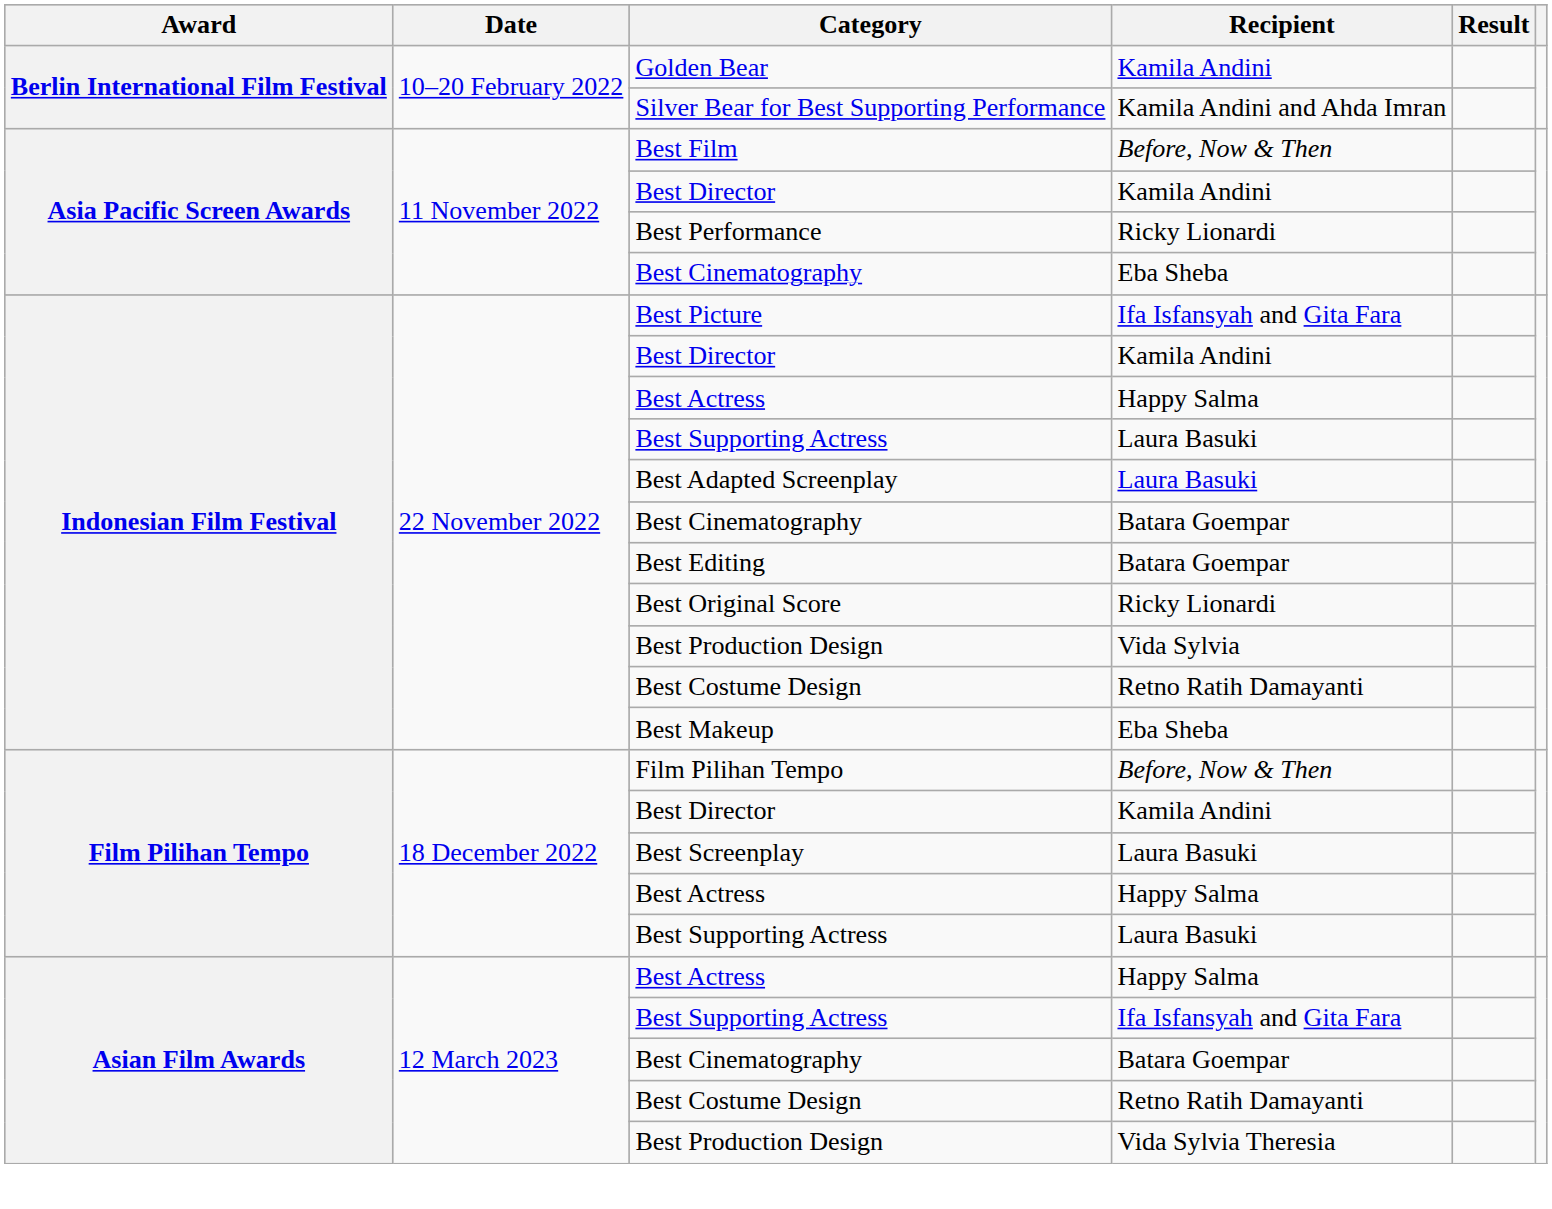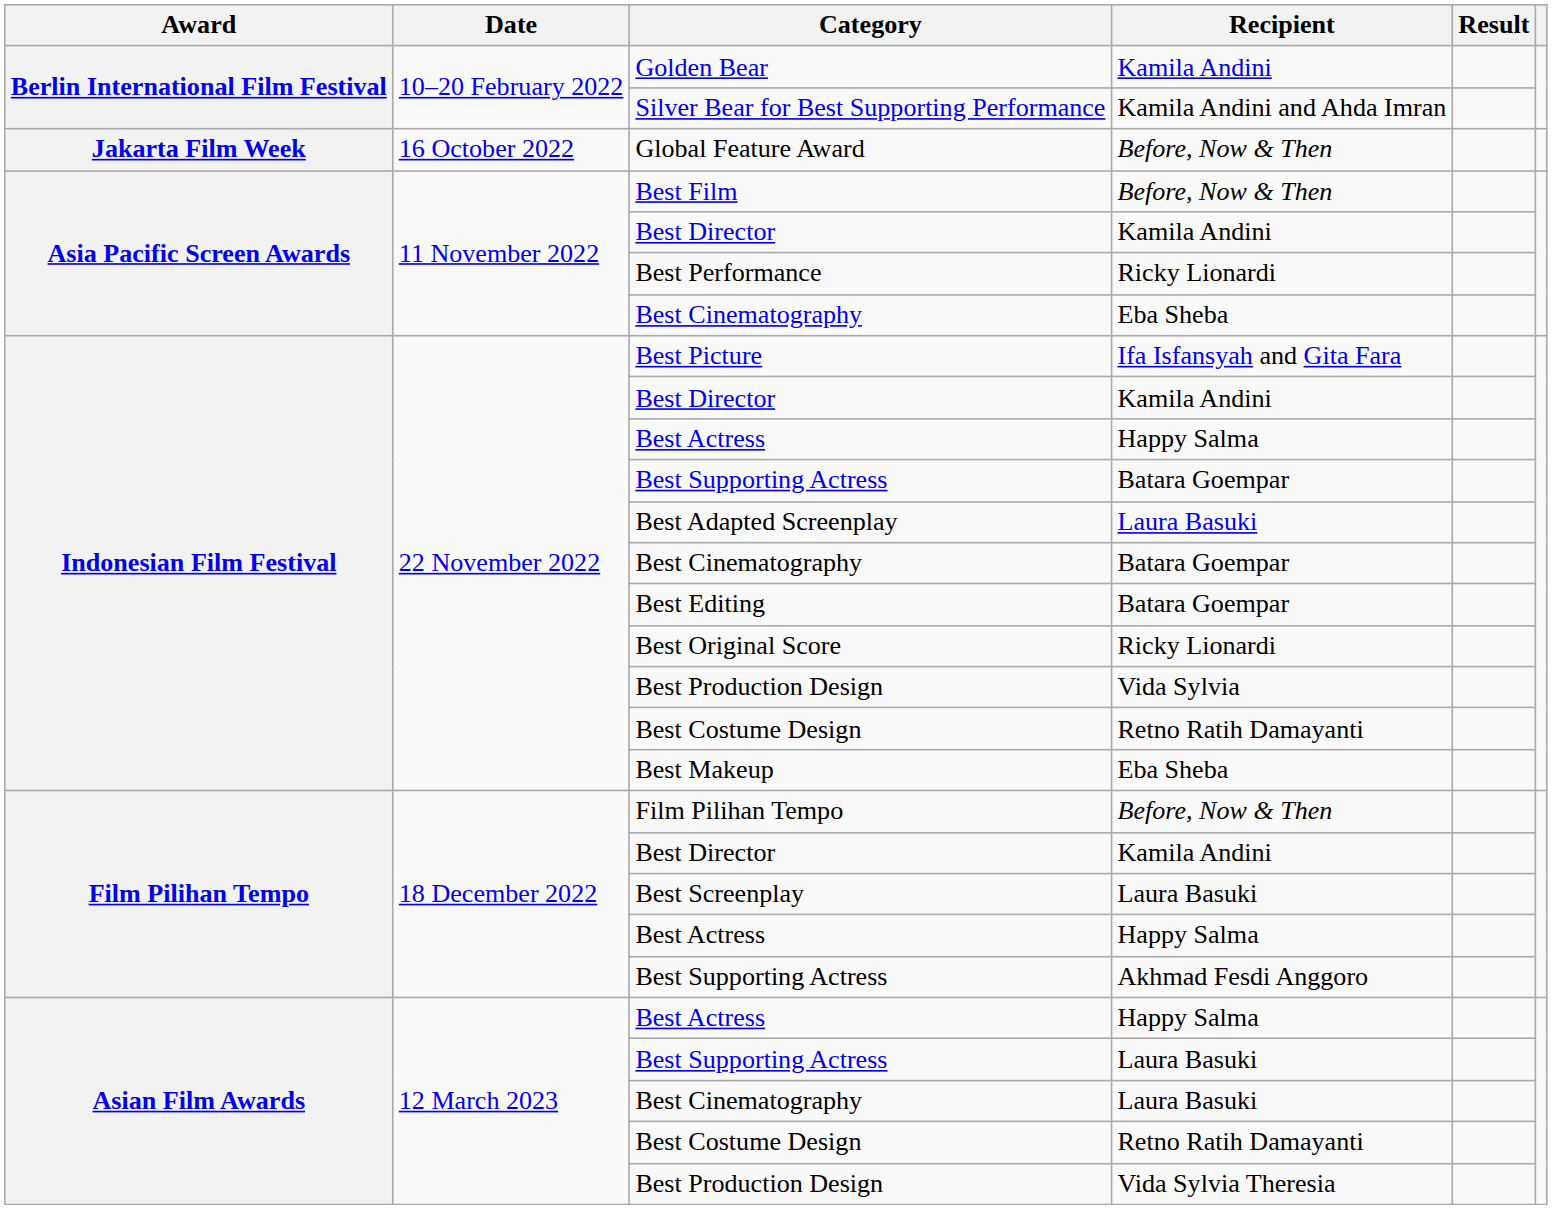+ row: (199, 149)
(1187, 438) Laura Basuki -> (1203, 480) Batara Goempar
(1187, 935) Laura Basuki -> (1243, 976) Akhmad Fesdi Anggoro
(1259, 1017) Ifa Isfansyah and Gita Fara -> (1187, 1059) Laura Basuki
(1203, 1059) Batara Goempar -> (1187, 1100) Laura Basuki
